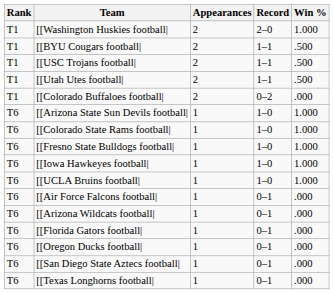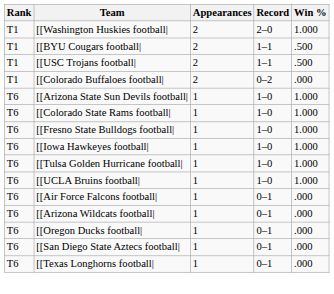- row: (80, 79)
+ row: (109, 163)
- row: (89, 230)
